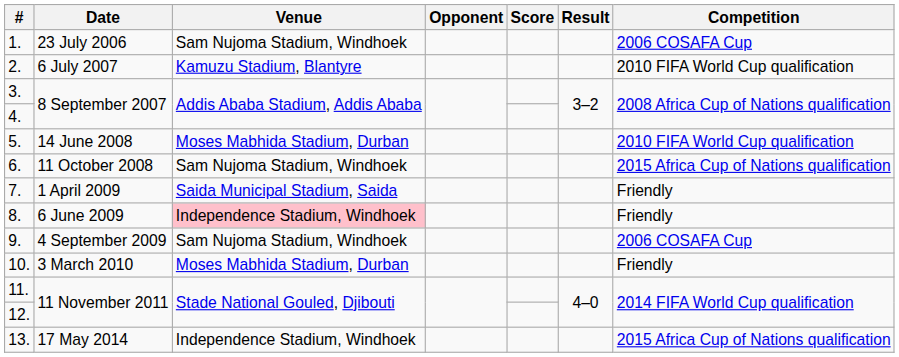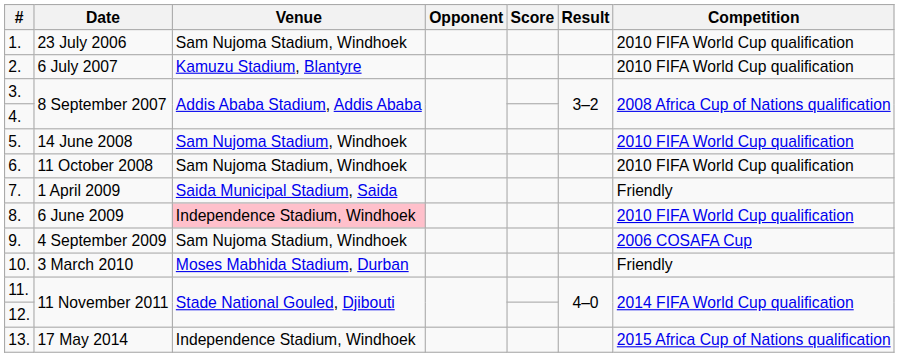(684, 42) 2006 COSAFA Cup -> (735, 42) 2010 FIFA World Cup qualification
(292, 141) Moses Mabhida Stadium, Durban -> (291, 141) Sam Nujoma Stadium, Windhoek
(754, 166) 2015 Africa Cup of Nations qualification -> (735, 166) 2010 FIFA World Cup qualification
(645, 216) Friendly -> (735, 216) 2010 FIFA World Cup qualification
